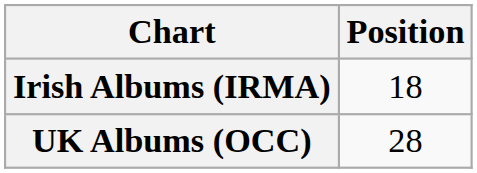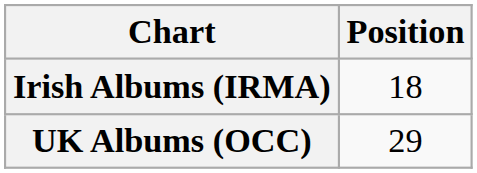(405, 140) 28 -> (405, 140) 29
